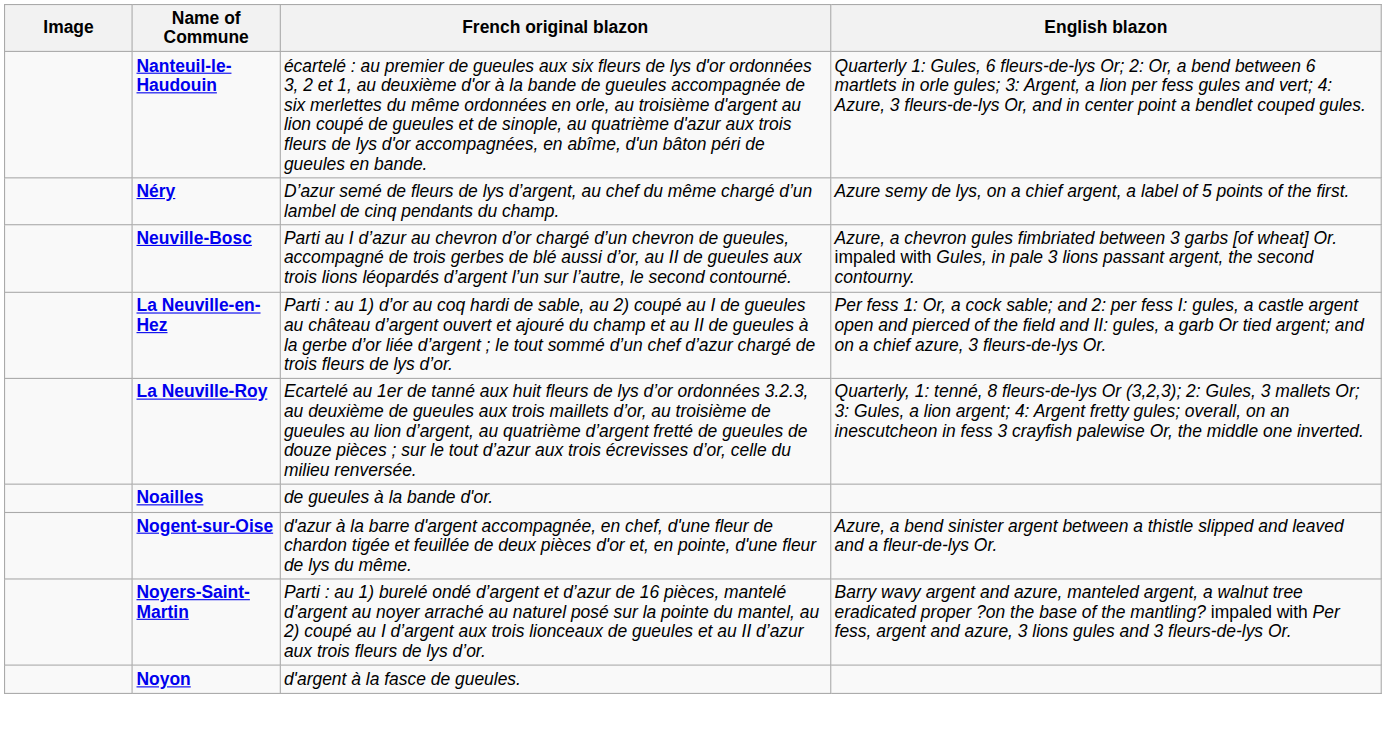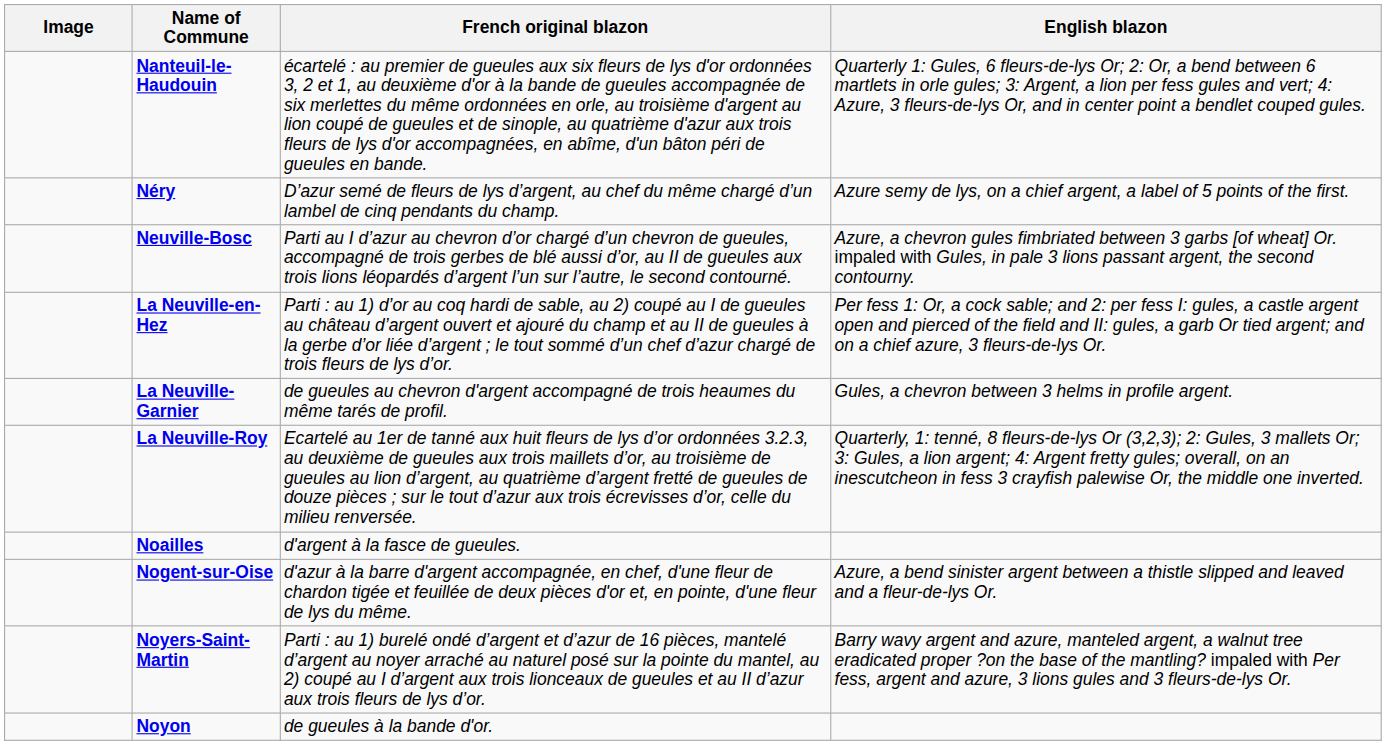+ row: (185, 401)
(389, 498) de gueules à la bande d'or. -> (402, 545) d'argent à la fasce de gueules.
(402, 679) d'argent à la fasce de gueules. -> (389, 726) de gueules à la bande d'or.
